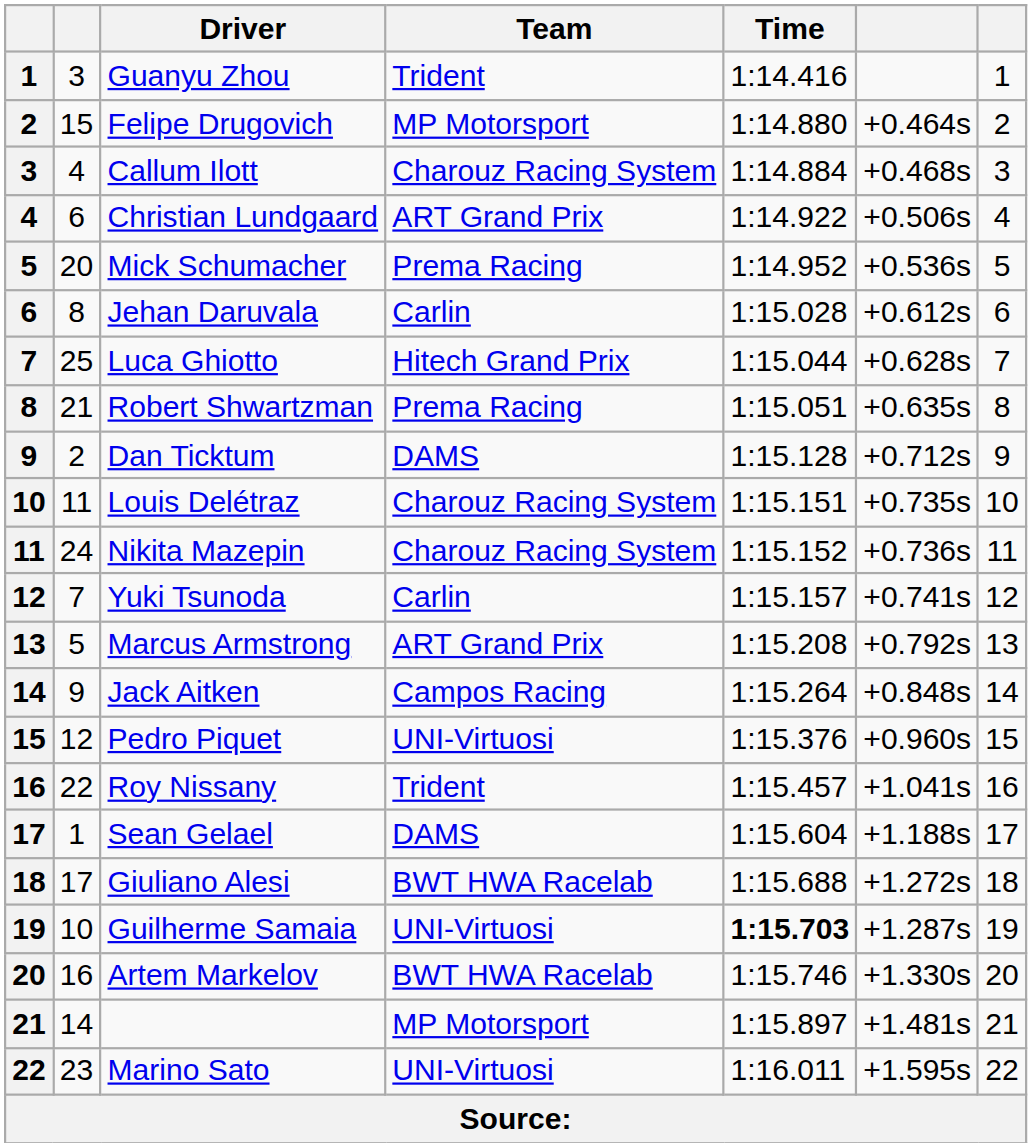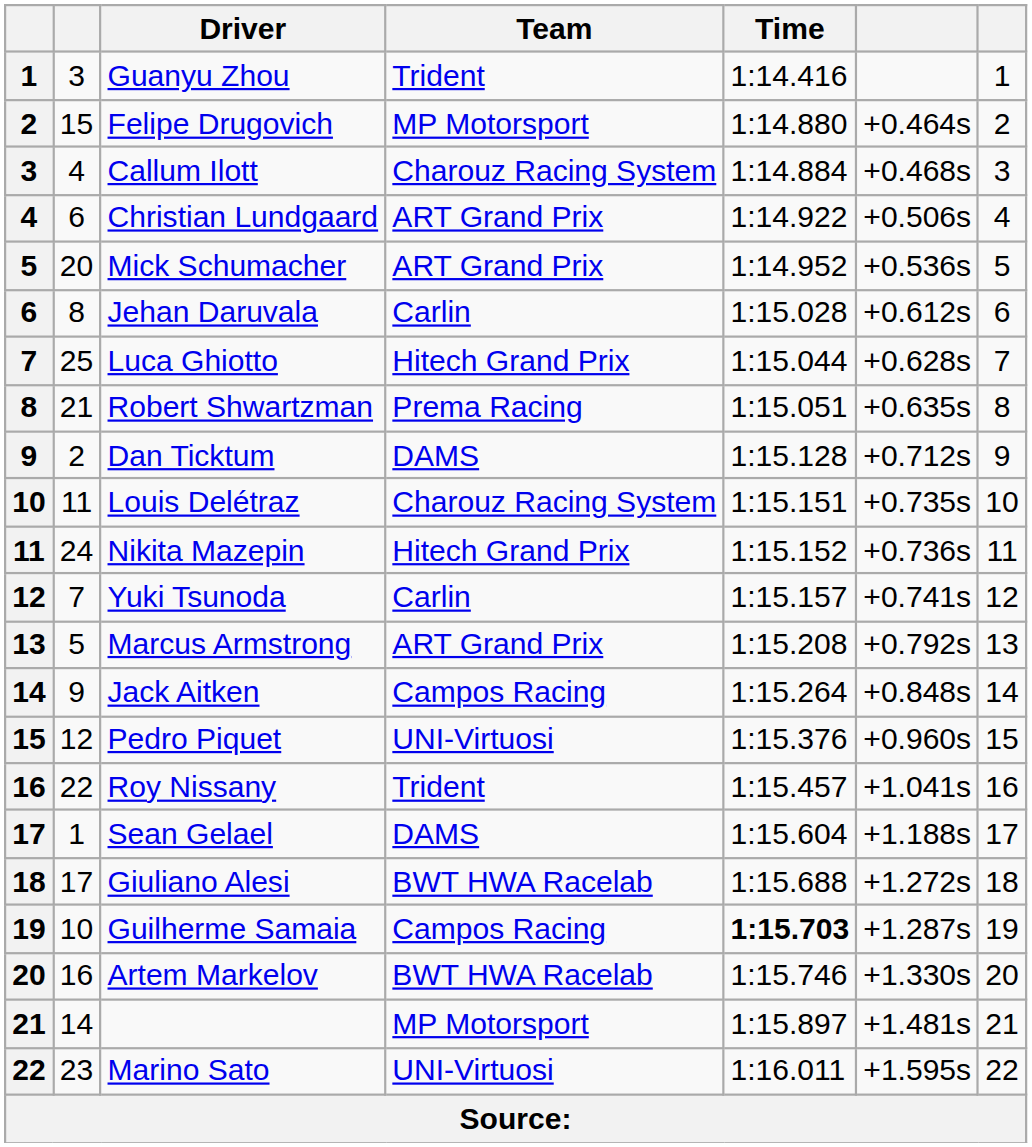(488, 265) Prema Racing -> (498, 265) ART Grand Prix
(554, 550) Charouz Racing System -> (511, 550) Hitech Grand Prix
(473, 929) UNI-Virtuosi -> (499, 929) Campos Racing
